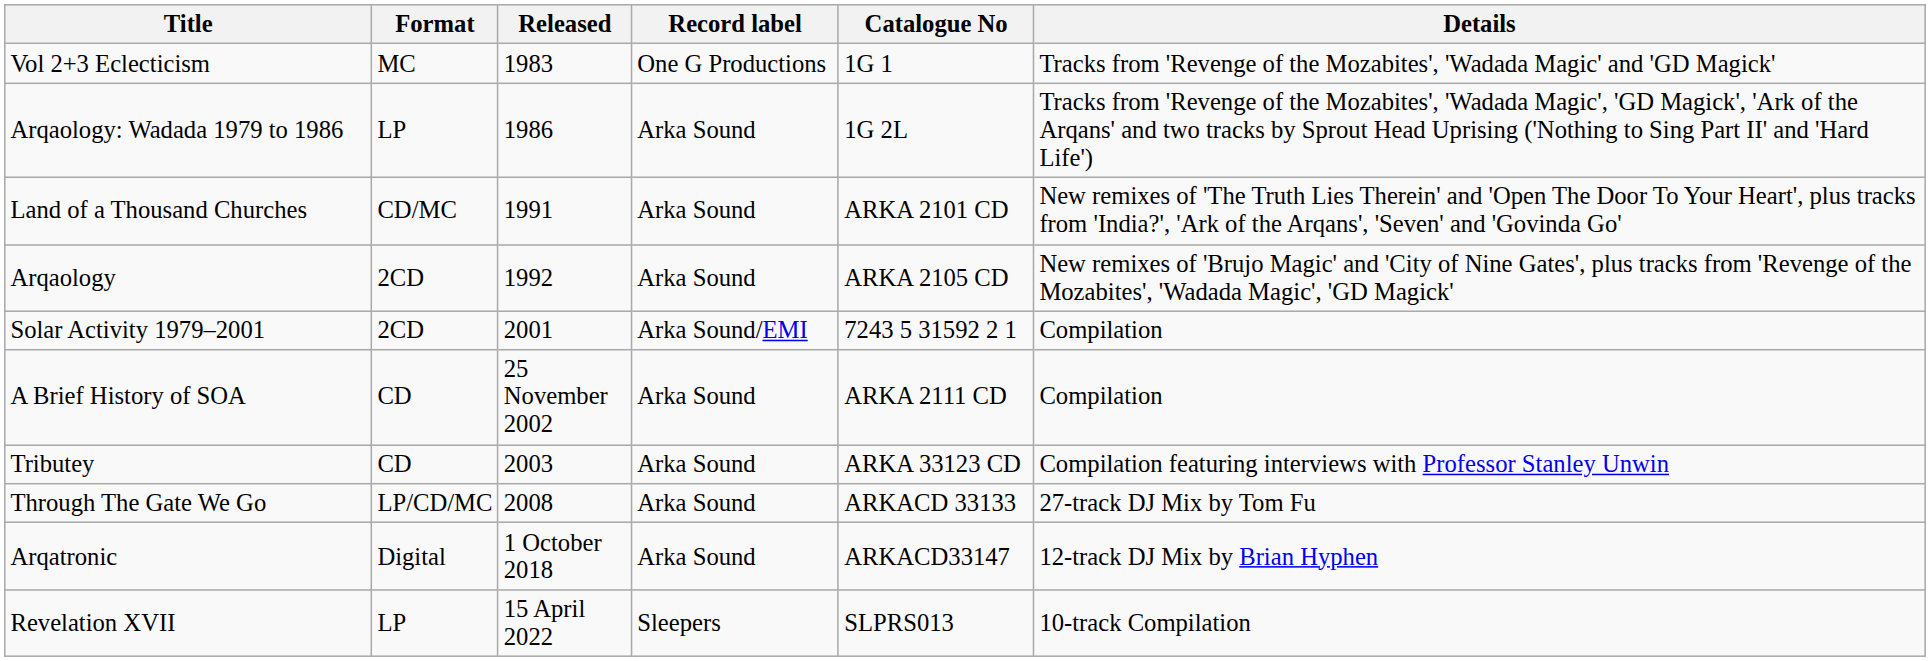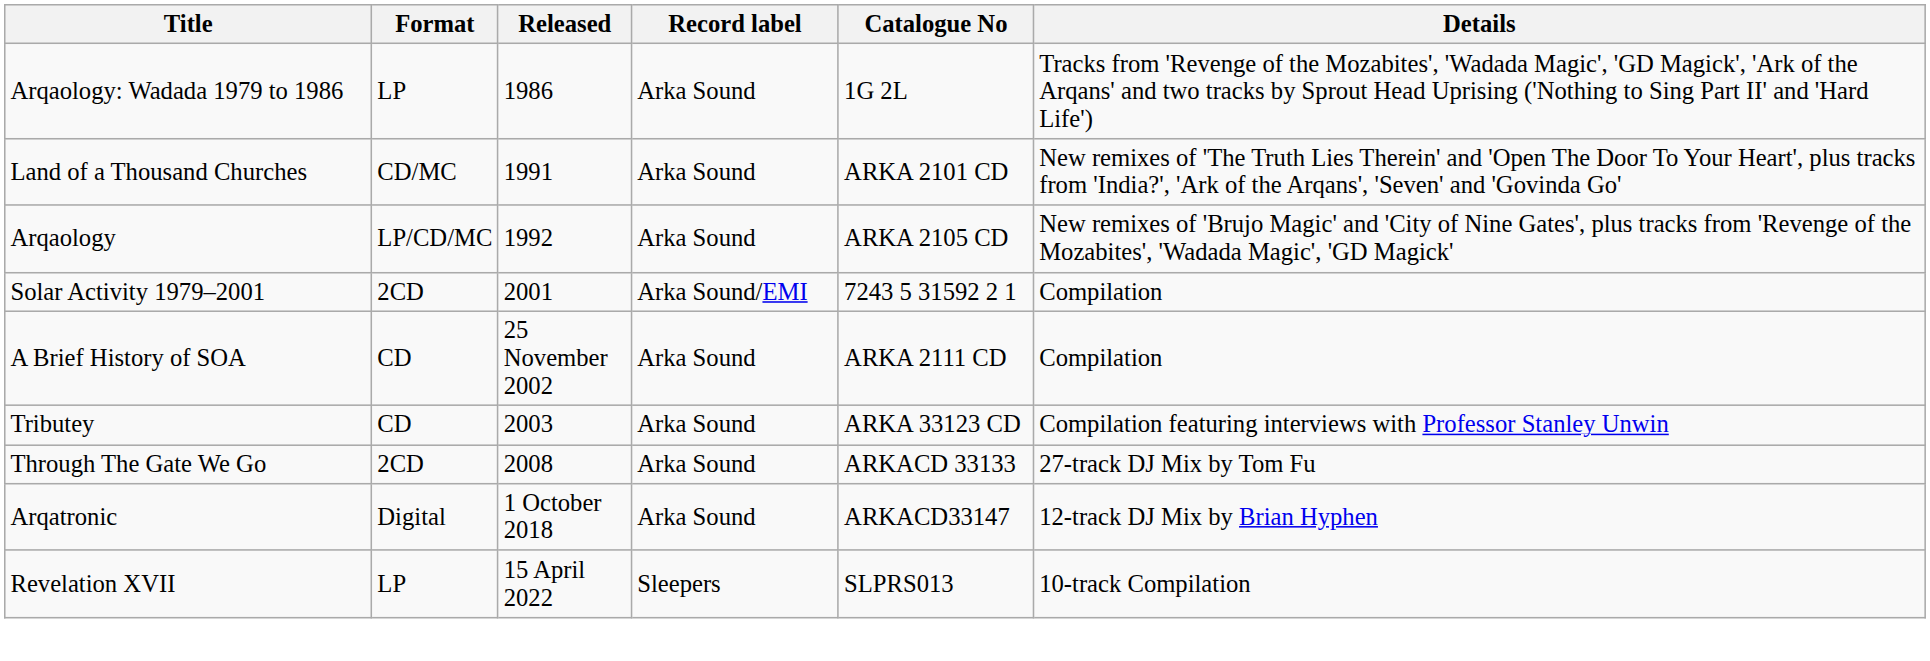- row: (110, 63)
(401, 277) 2CD -> (435, 238) LP/CD/MC
(435, 502) LP/CD/MC -> (401, 463) 2CD
